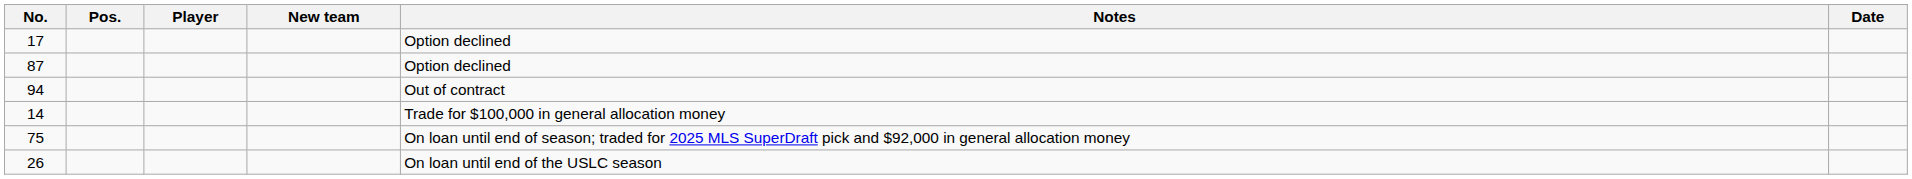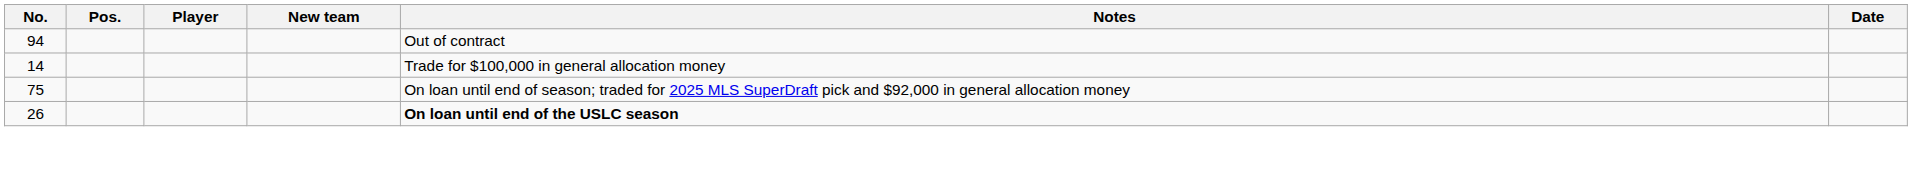- row: (36, 41)
- row: (36, 65)
(533, 163) normal -> (541, 114) bold
